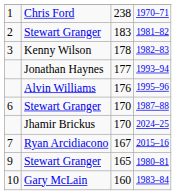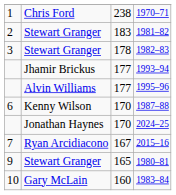(58, 50) Kenny Wilson -> (63, 50) Stewart Granger
(64, 69) Jonathan Haynes -> (60, 69) Jhamir Brickus
(122, 87) 176 -> (122, 87) 177
(63, 106) Stewart Granger -> (58, 106) Kenny Wilson
(60, 124) Jhamir Brickus -> (64, 124) Jonathan Haynes
